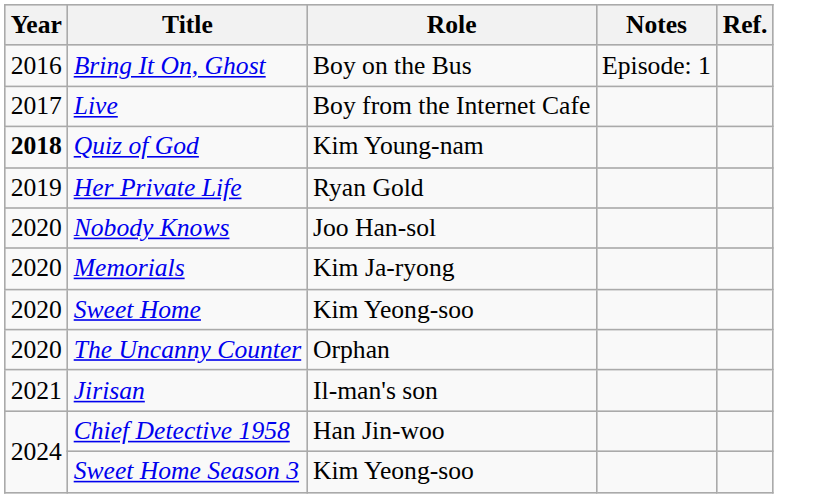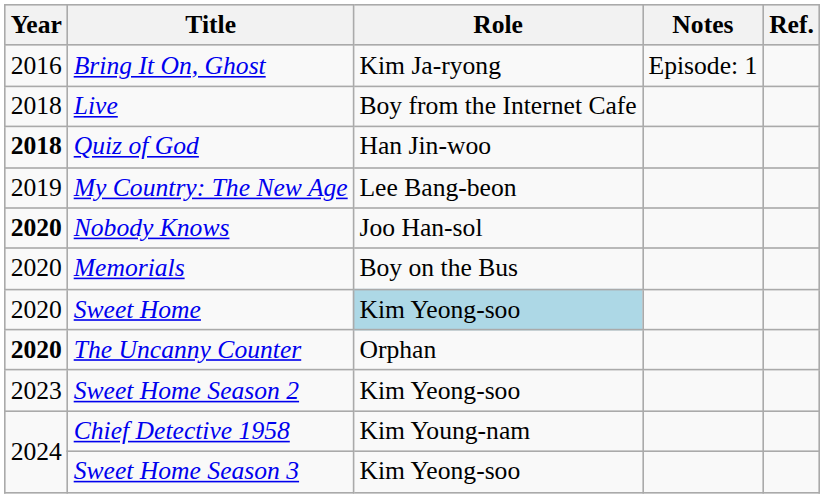(392, 65) Boy on the Bus -> (430, 65) Kim Ja-ryong
(36, 106) 2017 -> (36, 106) 2018
(398, 146) Kim Young-nam -> (425, 146) Han Jin-woo
- row: (158, 187)
+ row: (211, 187)
(36, 227) normal -> (36, 227) bold
(384, 268) Kim Ja-ryong -> (439, 268) Boy on the Bus
(393, 308) no background -> (440, 308) lightblue background
(36, 349) normal -> (36, 349) bold
- row: (109, 390)
+ row: (186, 390)
(379, 430) Han Jin-woo -> (445, 430) Kim Young-nam
